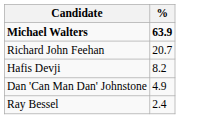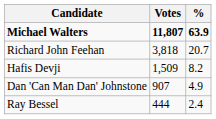+ column: (168, 13)
